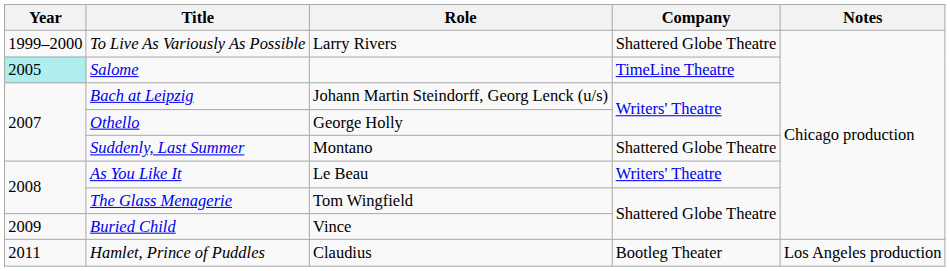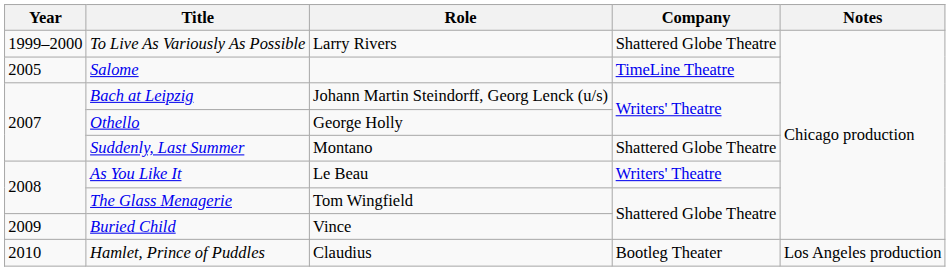(25, 69) paleturquoise background -> (25, 69) no background
(24, 252) 2011 -> (25, 252) 2010
